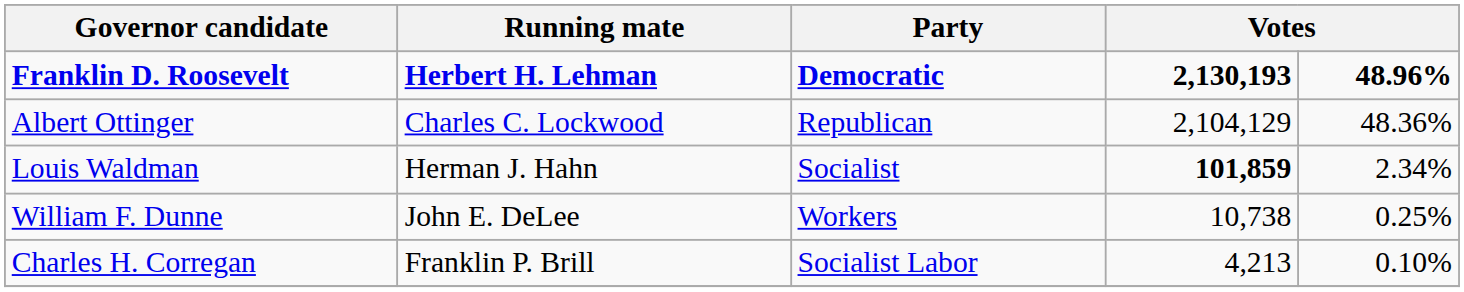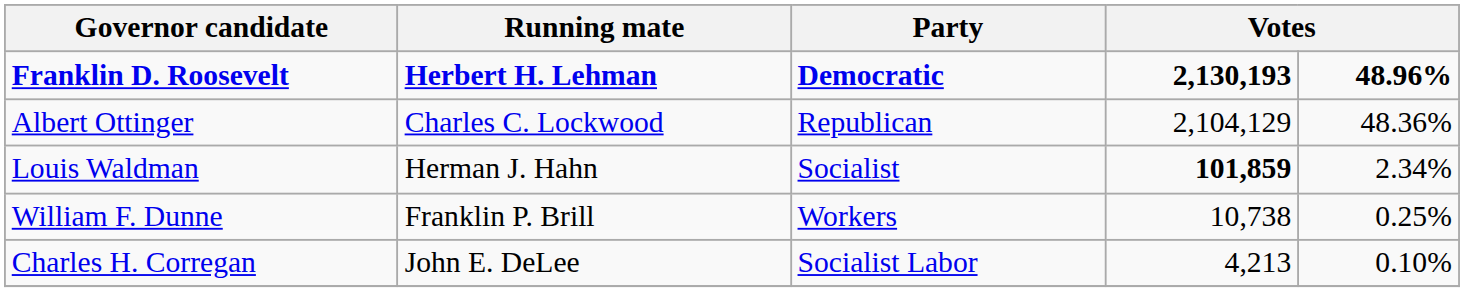(492, 215) John E. DeLee -> (500, 215) Franklin P. Brill
(500, 262) Franklin P. Brill -> (492, 262) John E. DeLee
